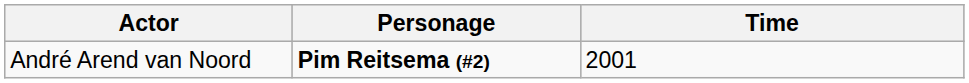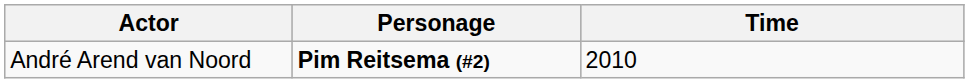(611, 60) 2001 -> (611, 60) 2010
